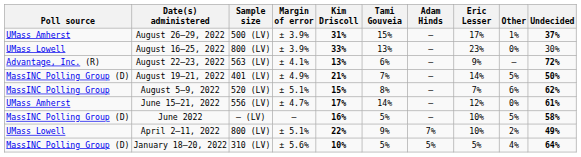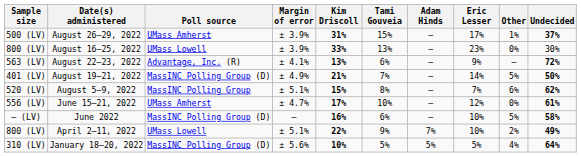columns swapped: (68, 21) <-> (251, 16)
(385, 103) 14% -> (385, 103) 10%
(385, 117) 5% -> (385, 117) 6%
